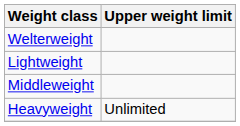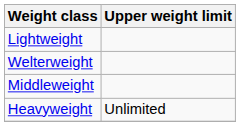rows swapped: (45, 62) <-> (50, 39)
